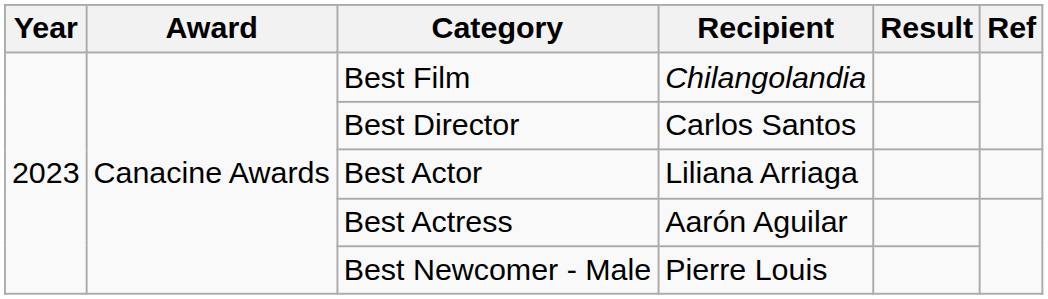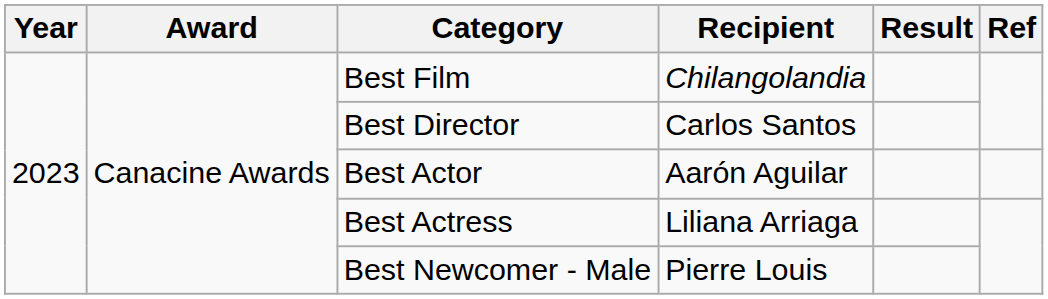(761, 173) Liliana Arriaga -> (756, 173) Aarón Aguilar
(756, 221) Aarón Aguilar -> (761, 221) Liliana Arriaga
